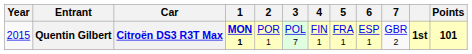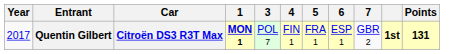- column: (269, 13)
(19, 36) 2015 -> (19, 36) 2017
(448, 36) 101 -> (421, 36) 131
